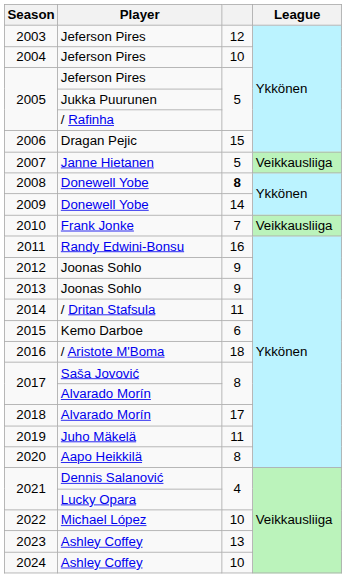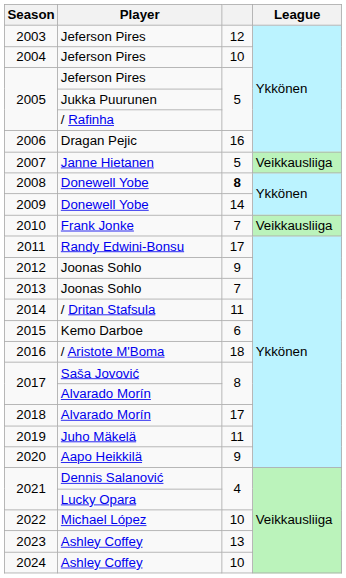(237, 141) 15 -> (237, 141) 16
(237, 246) 16 -> (237, 246) 17
(237, 288) 9 -> (237, 288) 7
(237, 457) 8 -> (237, 457) 9
